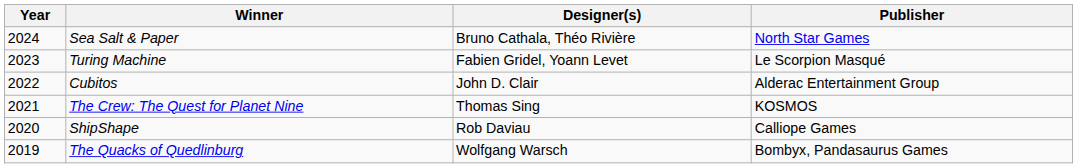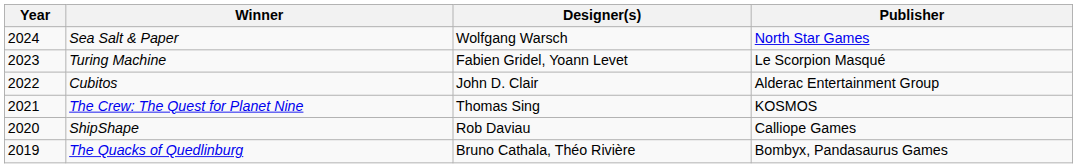(546, 38) Bruno Cathala, Théo Rivière -> (512, 38) Wolfgang Warsch
(512, 151) Wolfgang Warsch -> (546, 151) Bruno Cathala, Théo Rivière
